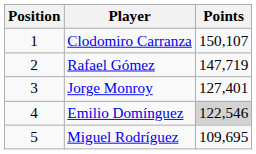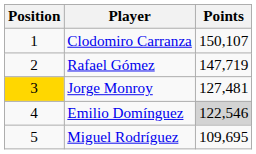(34, 88) no background -> (34, 88) gold background
(224, 88) 127,401 -> (224, 88) 127,481
